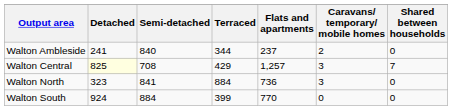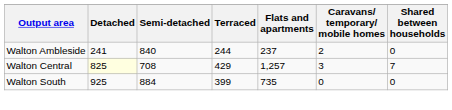(223, 50) 344 -> (223, 50) 244
- row: (35, 81)
(98, 97) 924 -> (98, 81) 925
(269, 97) 770 -> (269, 81) 735
